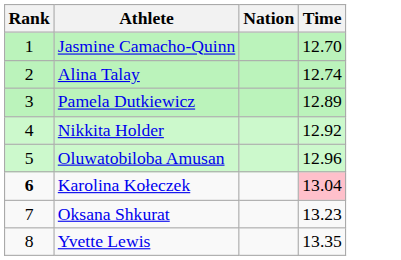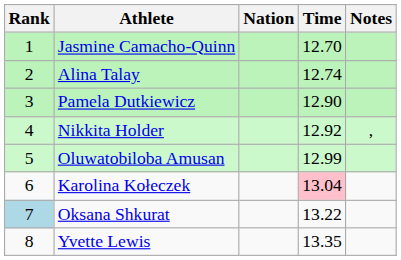+ column: (371, 18)
(322, 102) 12.89 -> (322, 102) 12.90
(322, 158) 12.96 -> (322, 158) 12.99
(29, 185) bold -> (29, 185) normal
(29, 213) no background -> (29, 213) lightblue background
(322, 213) 13.23 -> (322, 213) 13.22
